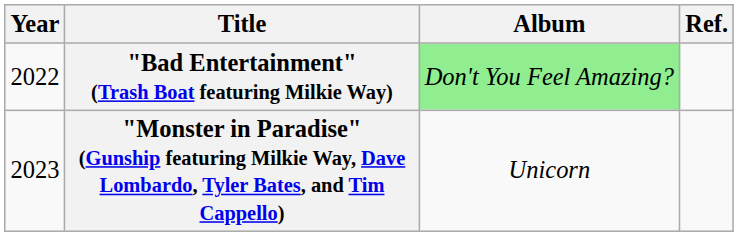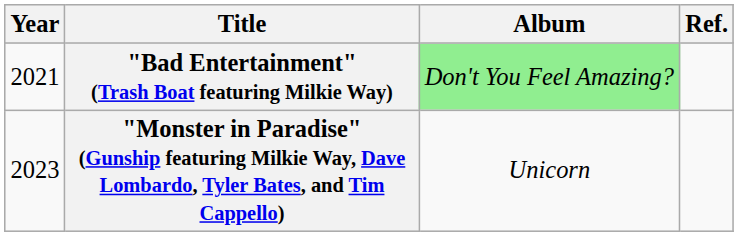(35, 76) 2022 -> (35, 76) 2021
